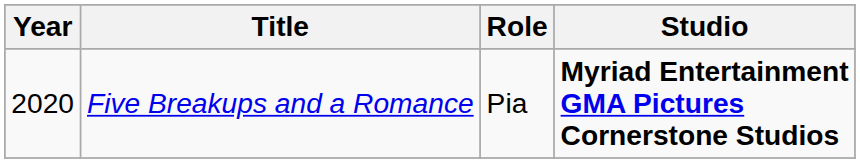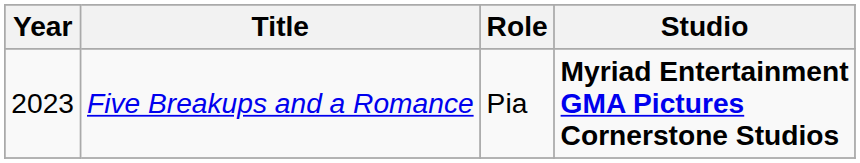(43, 103) 2020 -> (43, 103) 2023
